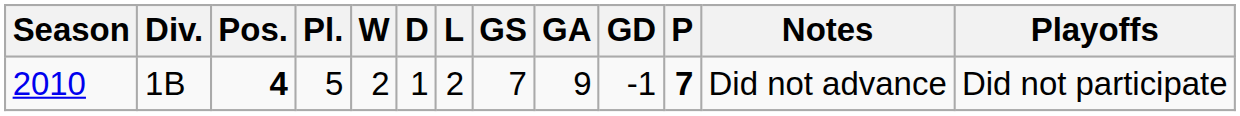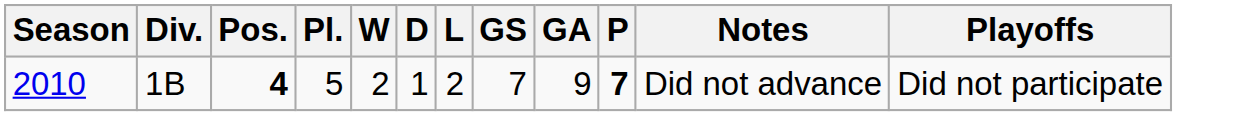- column: (631, 30)
